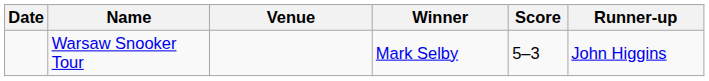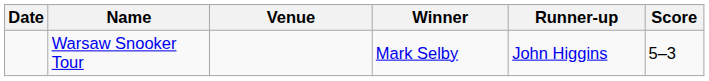columns swapped: (636, 17) <-> (538, 17)
